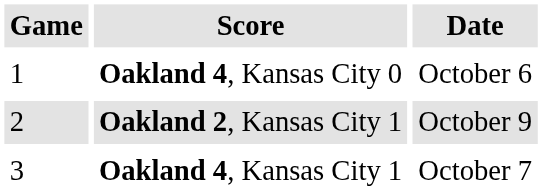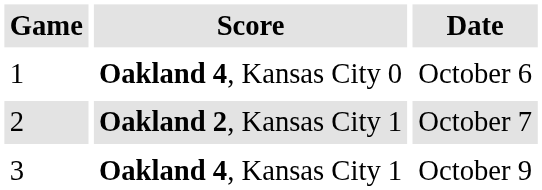(475, 122) October 9 -> (475, 122) October 7
(475, 170) October 7 -> (475, 170) October 9
